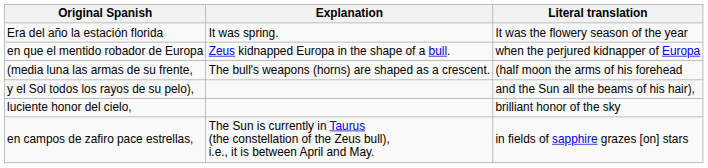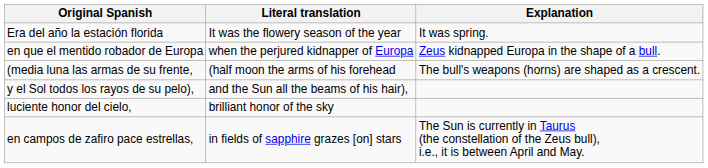columns swapped: (598, 13) <-> (349, 13)
